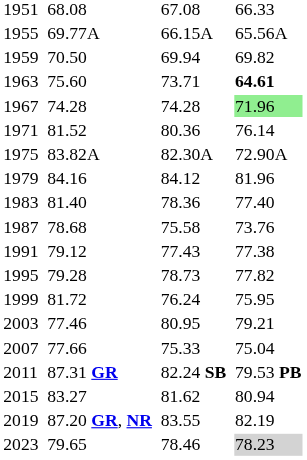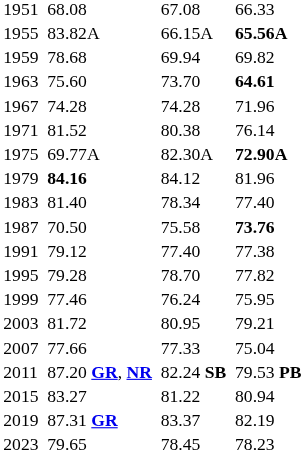(73, 33) 69.77A -> (73, 33) 83.82A
(261, 33) normal -> (261, 33) bold
(67, 57) 70.50 -> (67, 57) 78.68
(181, 81) 73.71 -> (181, 81) 73.70
(255, 105) lightgreen background -> (255, 105) no background
(181, 130) 80.36 -> (181, 130) 80.38
(73, 154) 83.82A -> (73, 154) 69.77A
(261, 154) normal -> (261, 154) bold
(67, 178) normal -> (67, 178) bold
(181, 202) 78.36 -> (181, 202) 78.34
(67, 226) 78.68 -> (67, 226) 70.50
(255, 226) normal -> (255, 226) bold
(181, 251) 77.43 -> (181, 251) 77.40
(181, 275) 78.73 -> (181, 275) 78.70
(67, 299) 81.72 -> (67, 299) 77.46
(67, 323) 77.46 -> (67, 323) 81.72
(181, 347) 75.33 -> (181, 347) 77.33
(83, 372) 87.31 GR -> (100, 372) 87.20 GR, NR
(181, 396) 81.62 -> (181, 396) 81.22
(100, 420) 87.20 GR, NR -> (83, 420) 87.31 GR
(181, 420) 83.55 -> (181, 420) 83.37
(181, 444) 78.46 -> (181, 444) 78.45
(255, 444) lightgrey background -> (255, 444) no background
